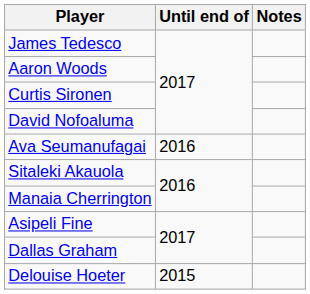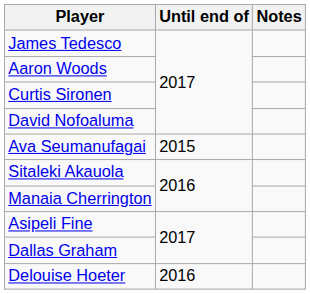(177, 146) 2016 -> (177, 146) 2015
(177, 276) 2015 -> (177, 276) 2016
